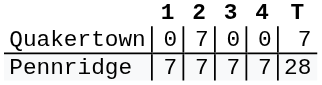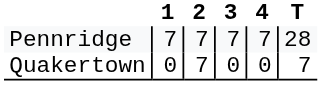rows swapped: (78, 39) <-> (71, 67)
